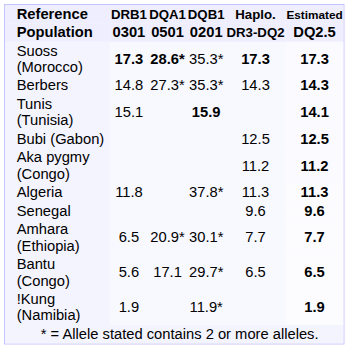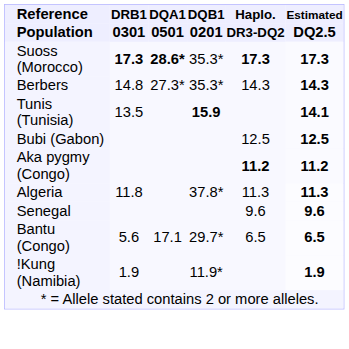(129, 112) 15.1 -> (129, 112) 13.5
(255, 165) normal -> (255, 165) bold
- row: (48, 237)
